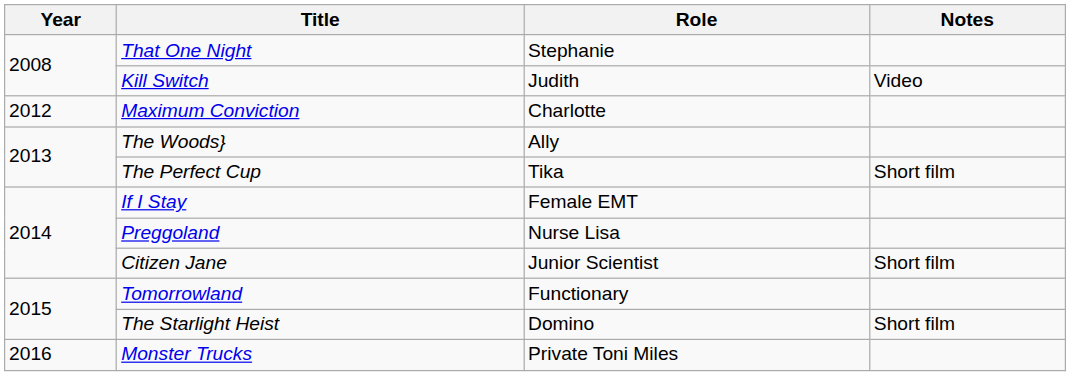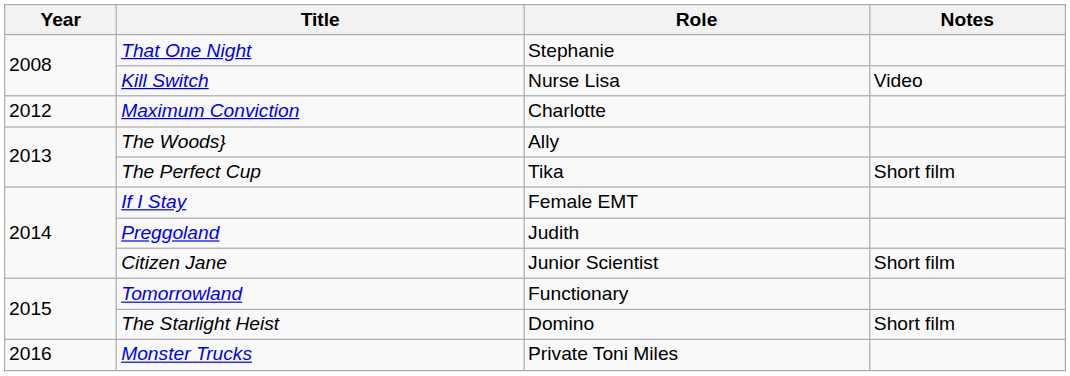(554, 80) Judith -> (574, 80) Nurse Lisa
(574, 232) Nurse Lisa -> (554, 232) Judith
